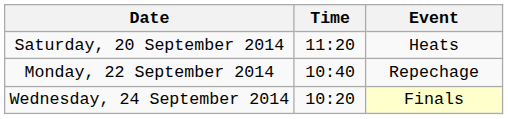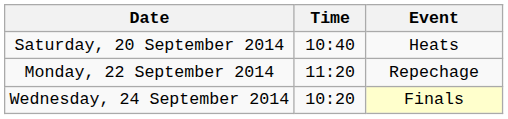(330, 45) 11:20 -> (330, 45) 10:40
(330, 72) 10:40 -> (330, 72) 11:20
